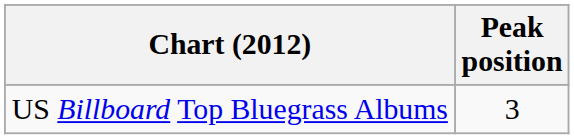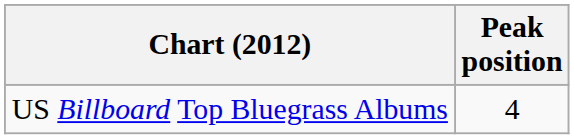(512, 108) 3 -> (512, 108) 4
